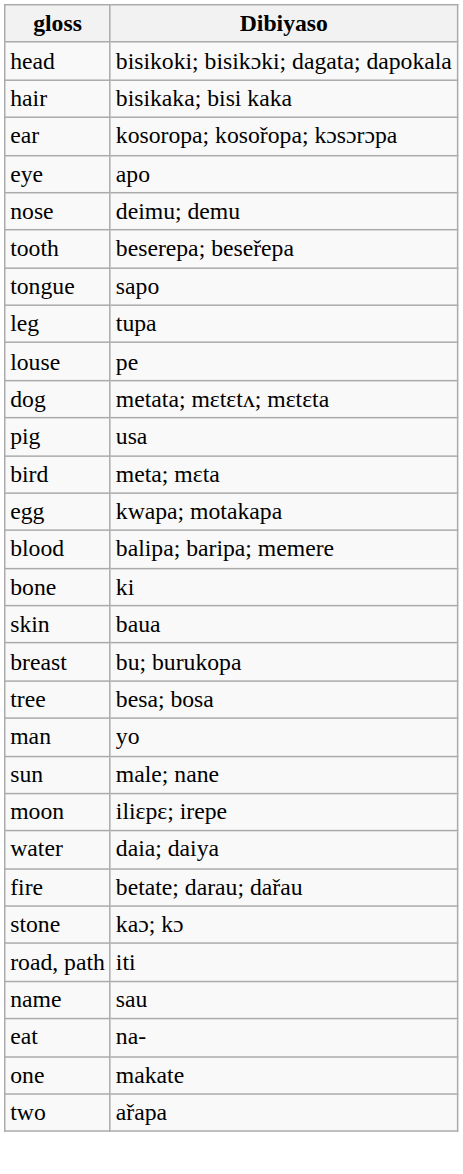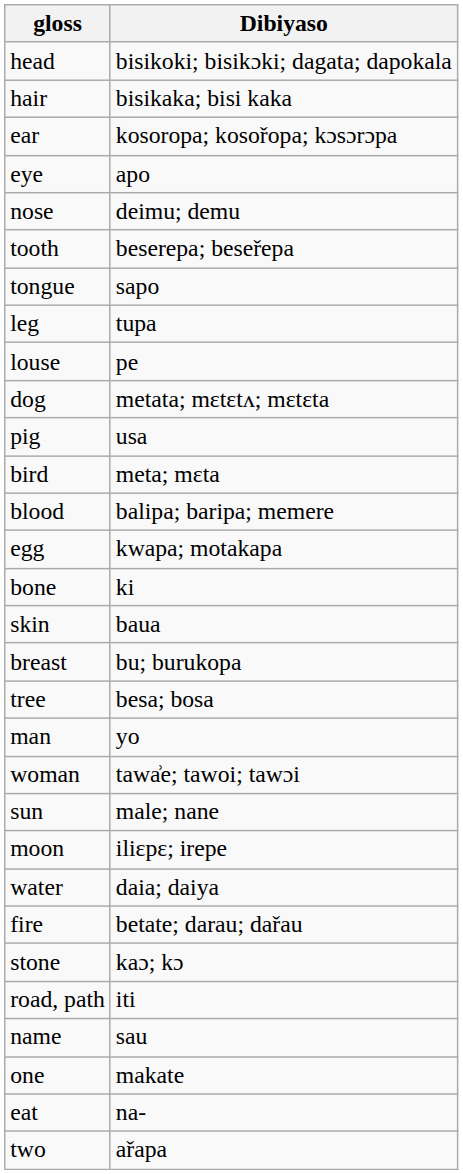rows swapped: (27, 511) <-> (37, 549)
+ row: (45, 774)
rows swapped: (24, 1037) <-> (27, 1074)
